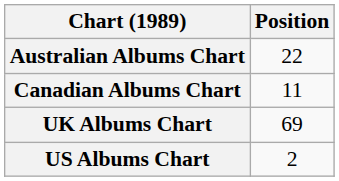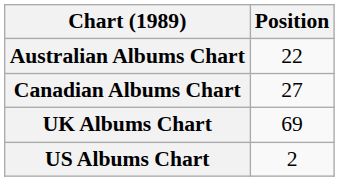(292, 90) 11 -> (292, 90) 27
